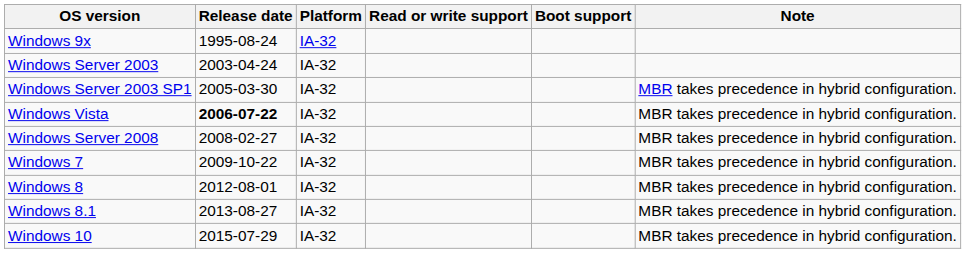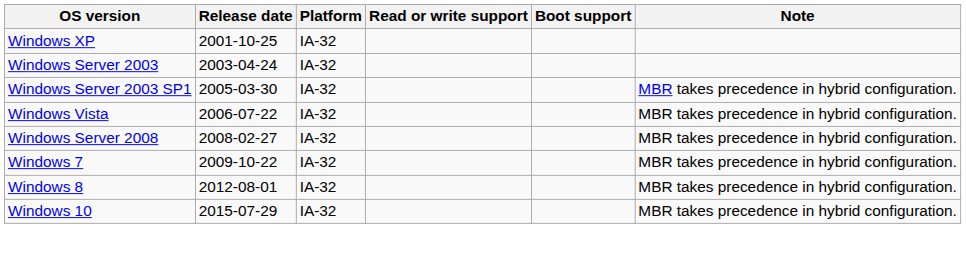- row: (49, 41)
+ row: (52, 41)
(238, 114) bold -> (238, 114) normal
- row: (52, 211)
